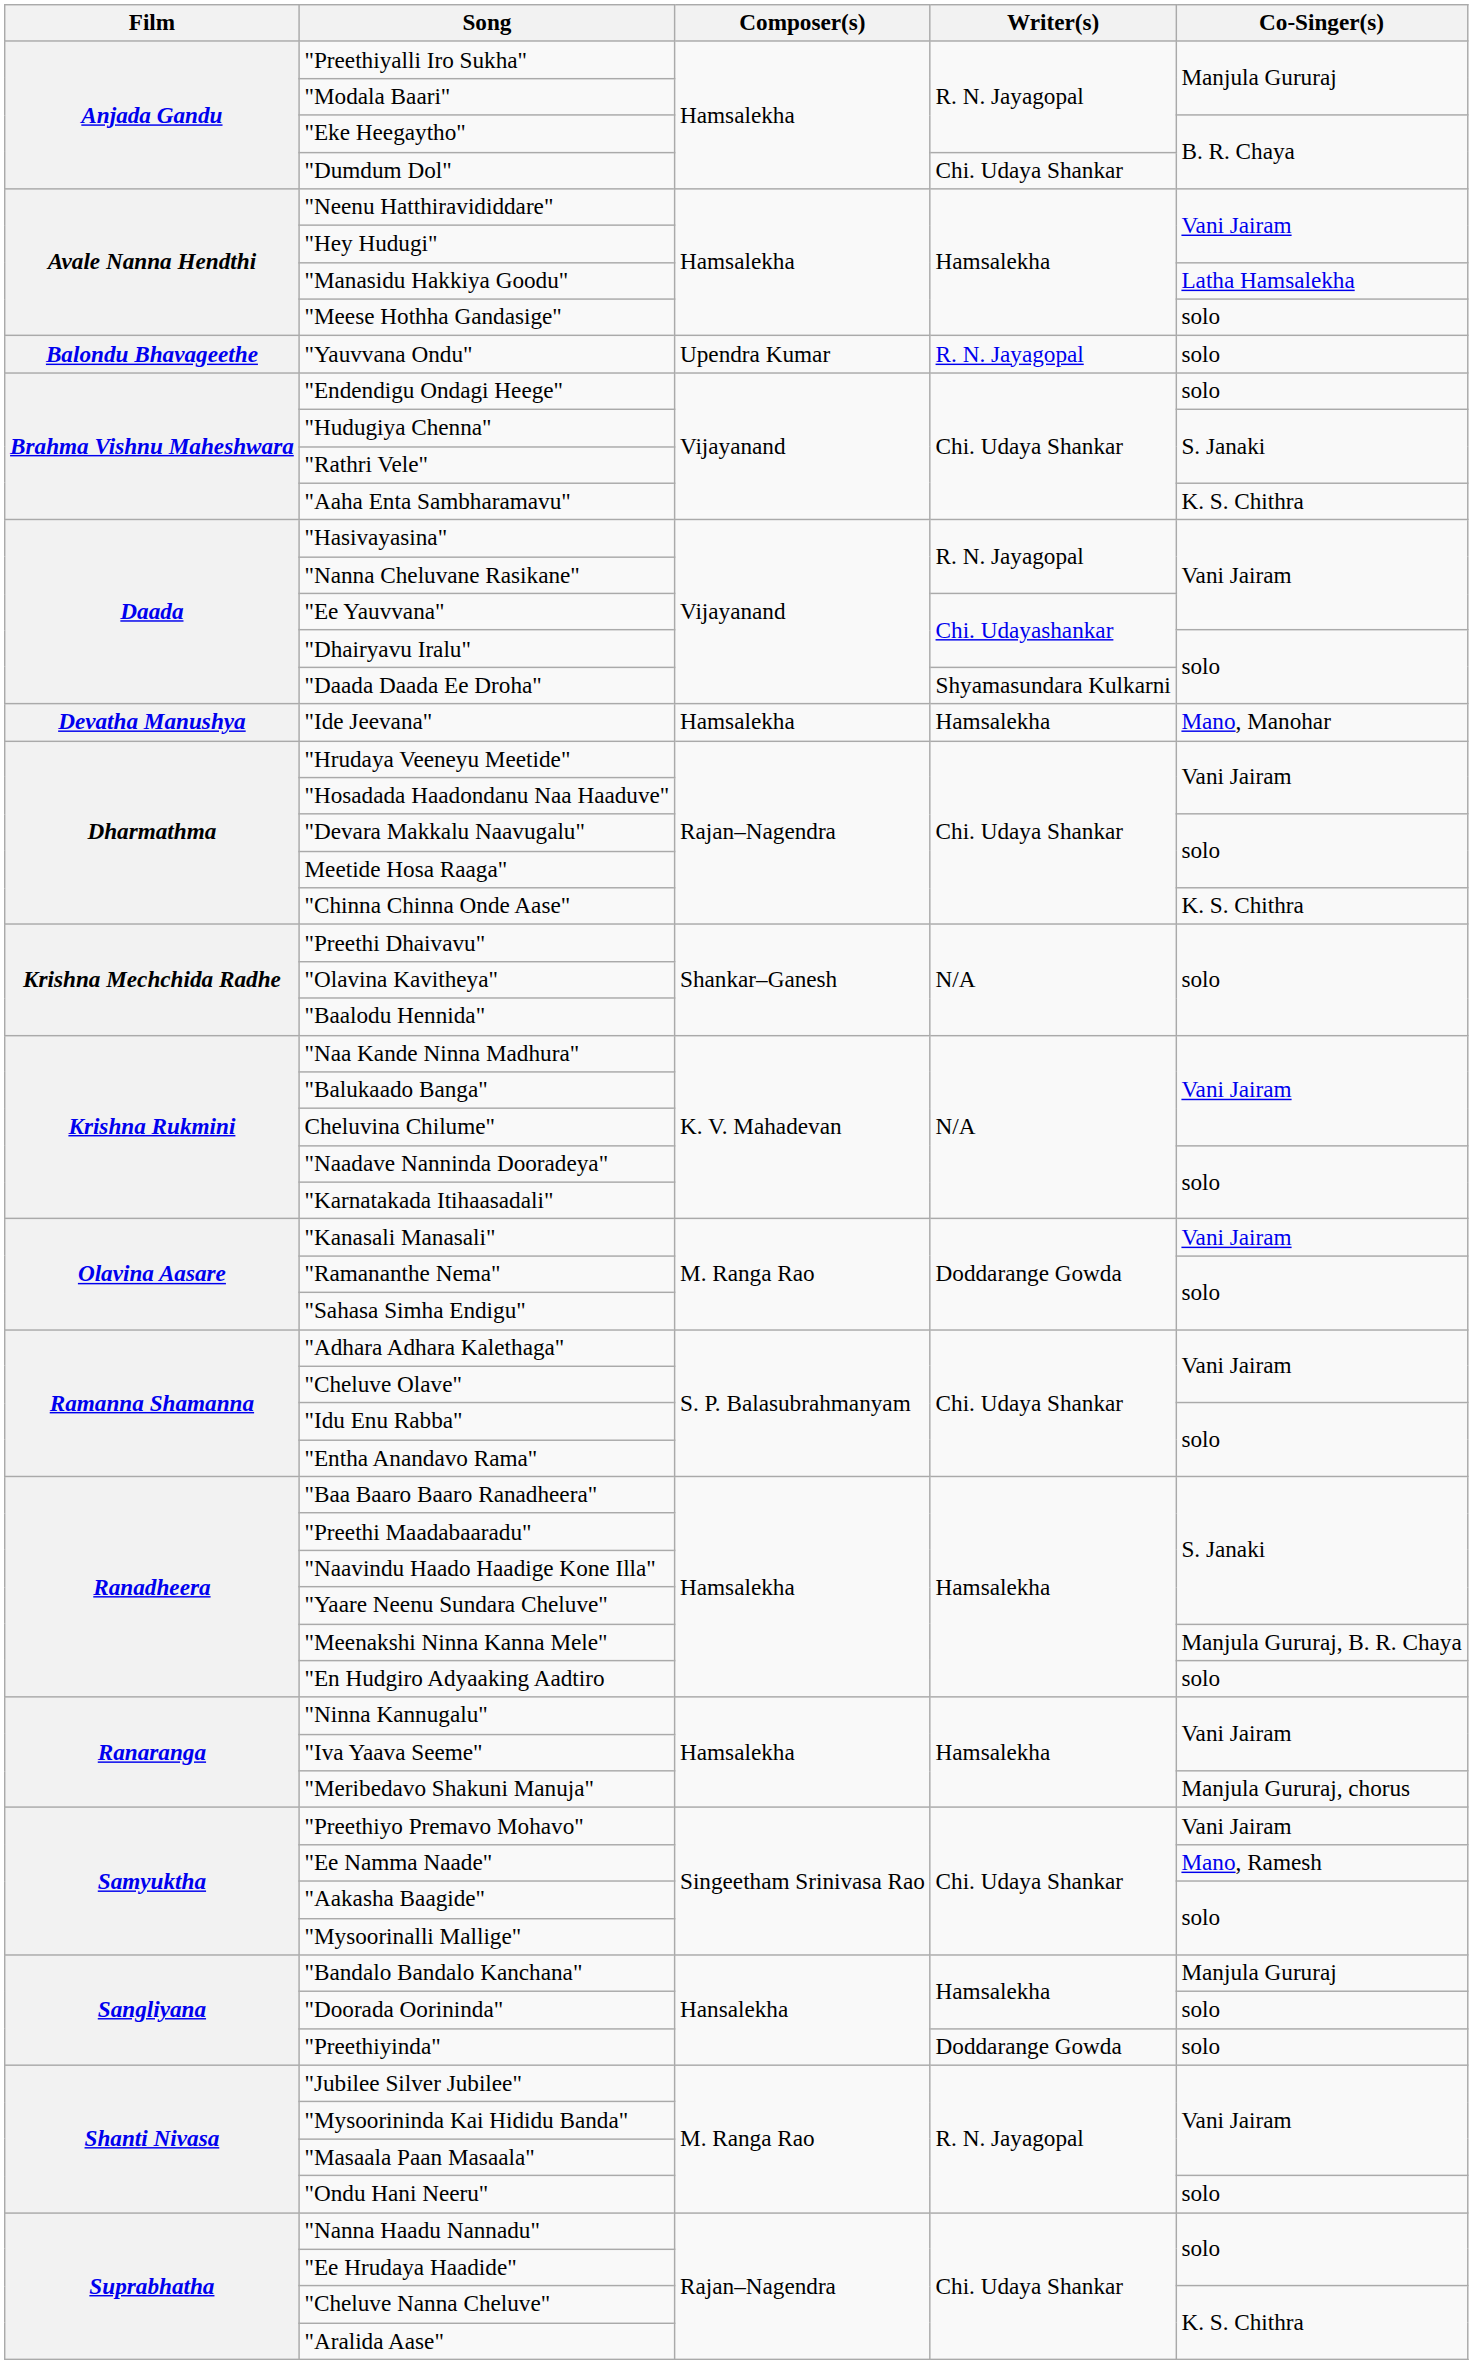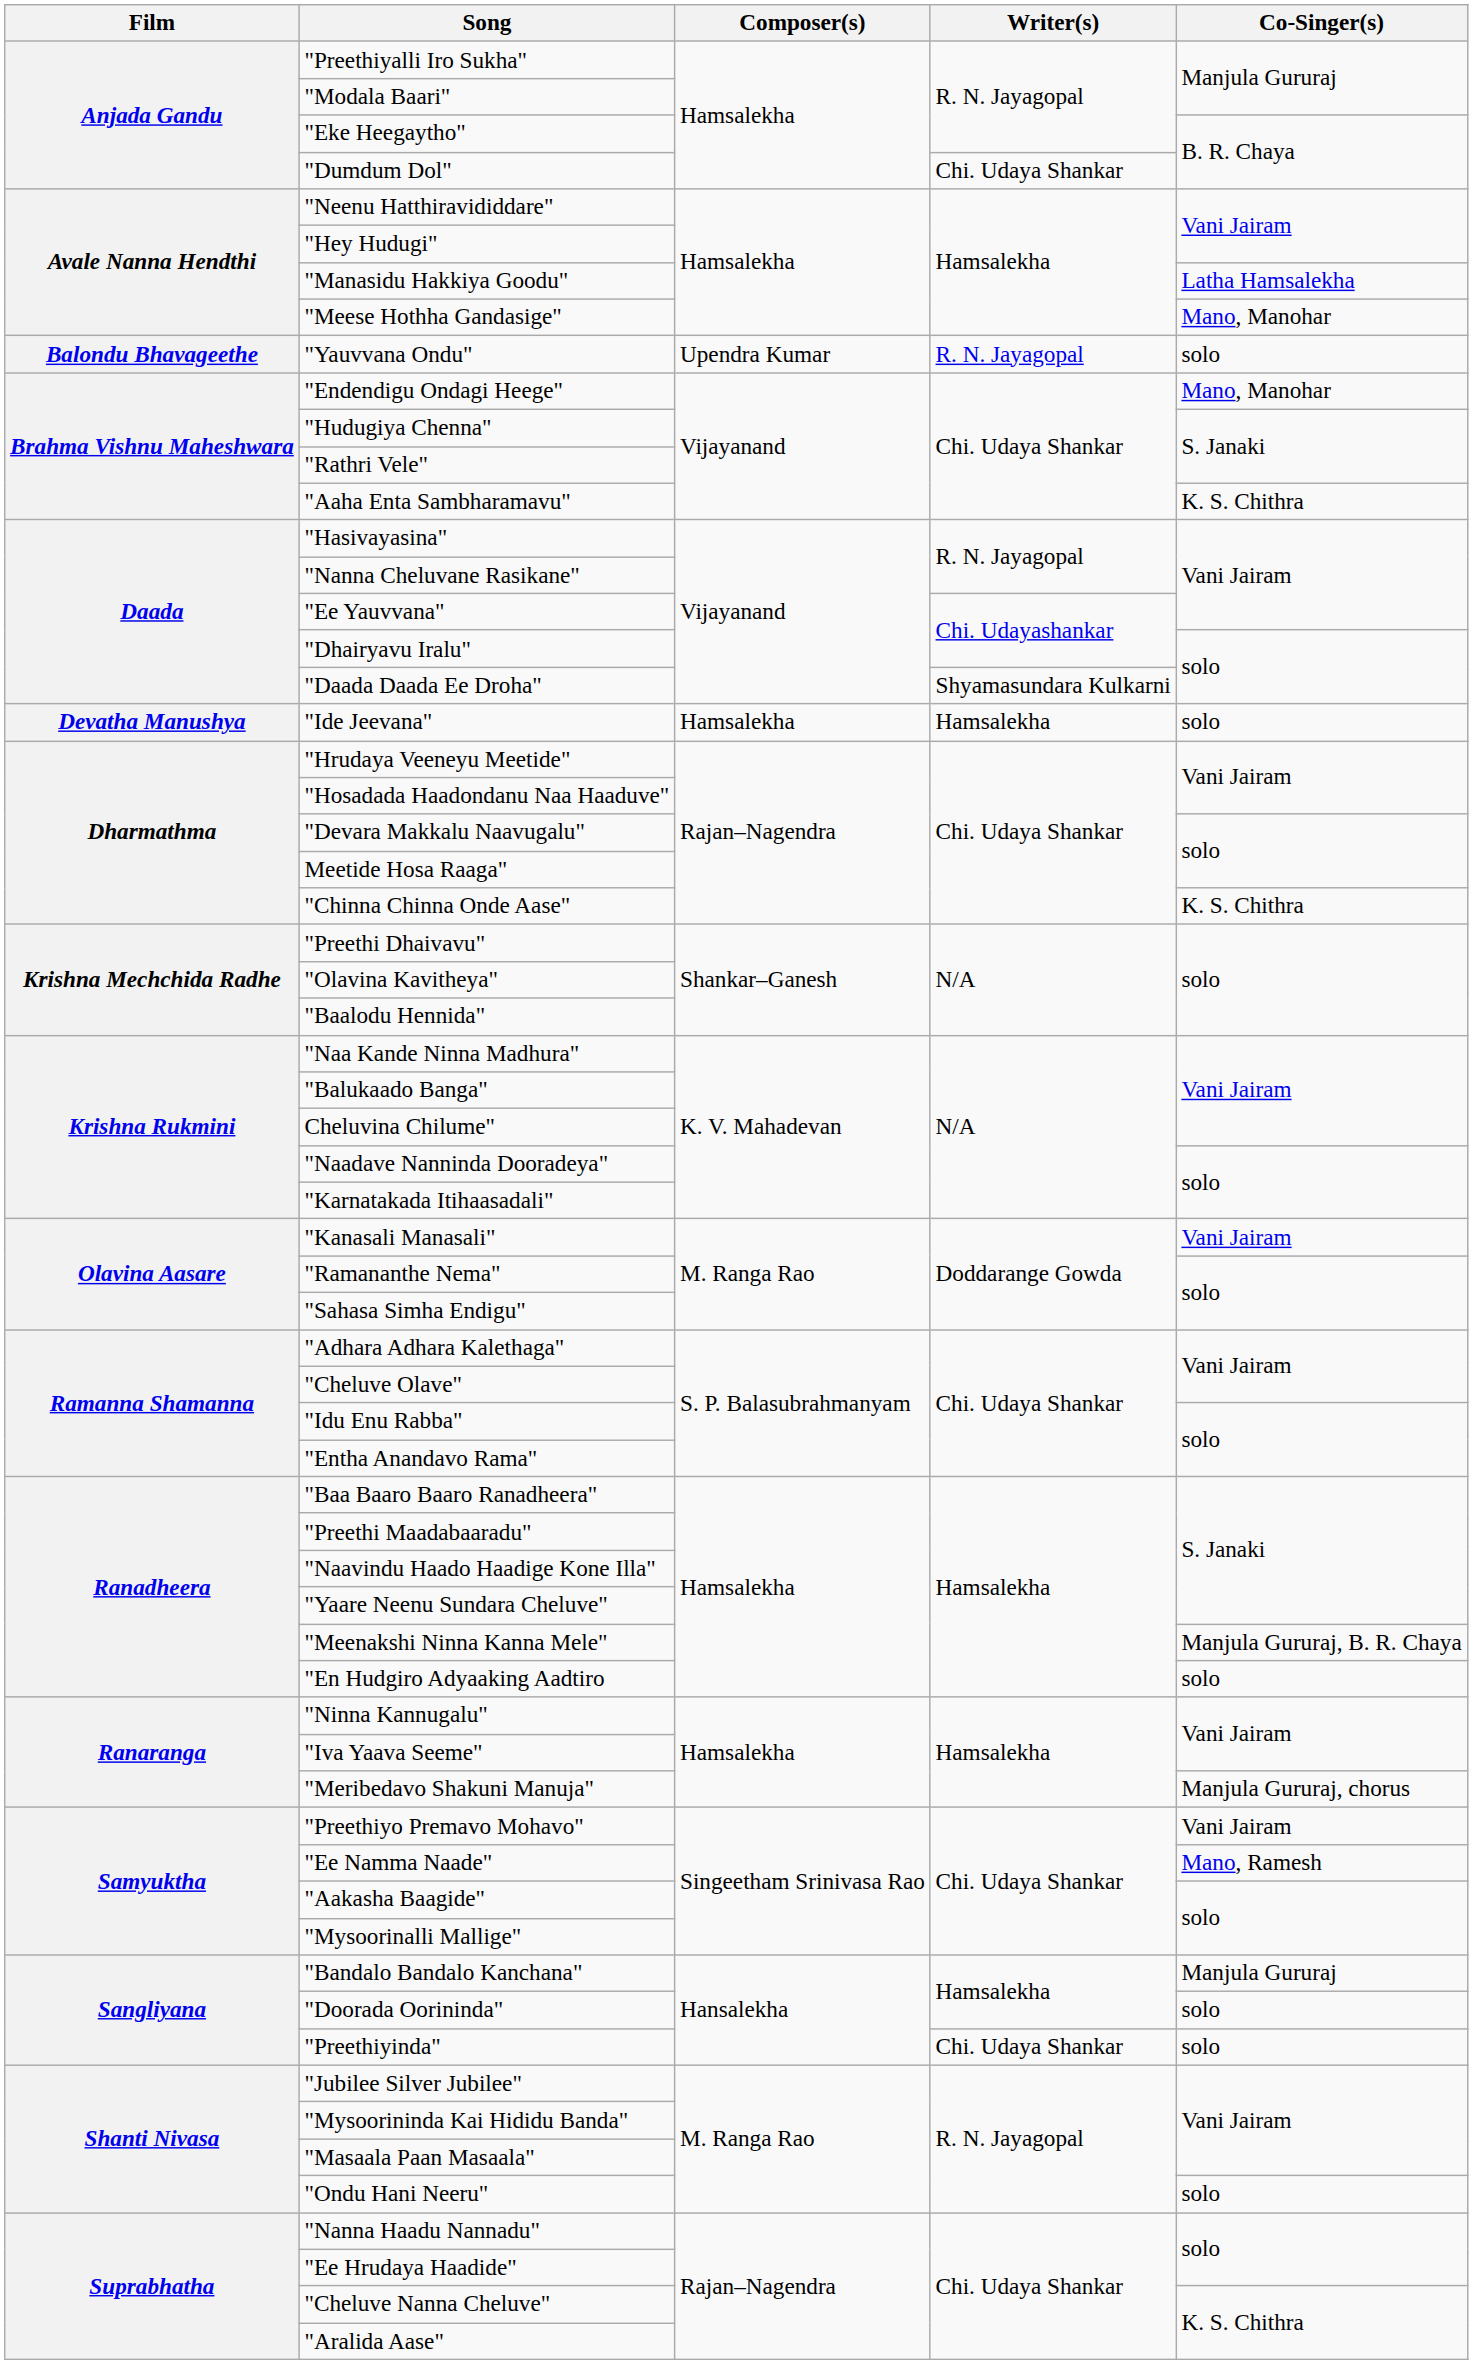(1201, 317) solo -> (1256, 317) Mano, Manohar
(1201, 390) solo -> (1256, 390) Mano, Manohar
(1256, 721) Mano, Manohar -> (1201, 721) solo
(1029, 2046) Doddarange Gowda -> (1029, 2046) Chi. Udaya Shankar
